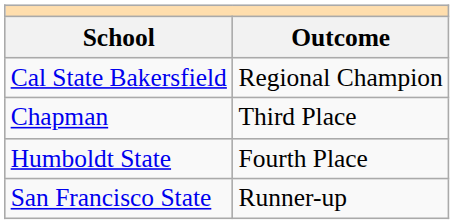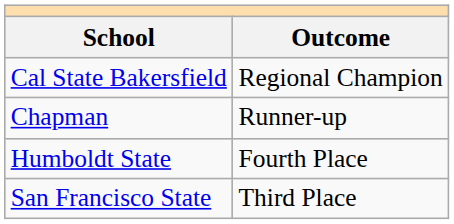(298, 117) Third Place -> (293, 117) Runner-up
(293, 198) Runner-up -> (298, 198) Third Place
